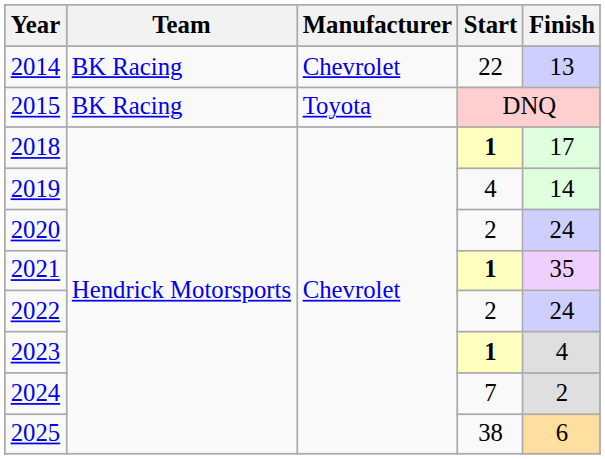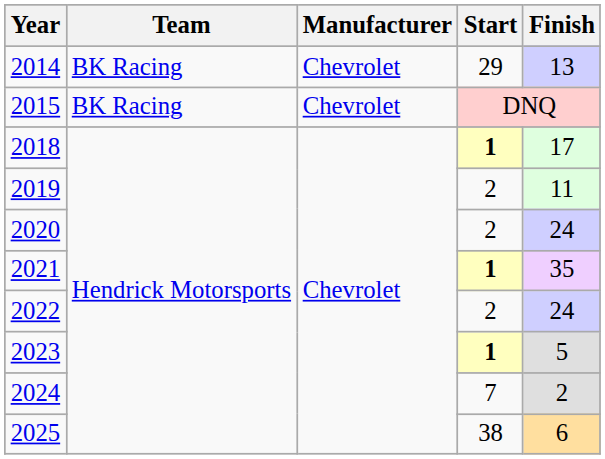(491, 66) 22 -> (491, 66) 29
(337, 107) Toyota -> (351, 107) Chevrolet
(491, 188) 4 -> (491, 188) 2
(562, 188) 14 -> (562, 188) 11
(562, 352) 4 -> (562, 352) 5
